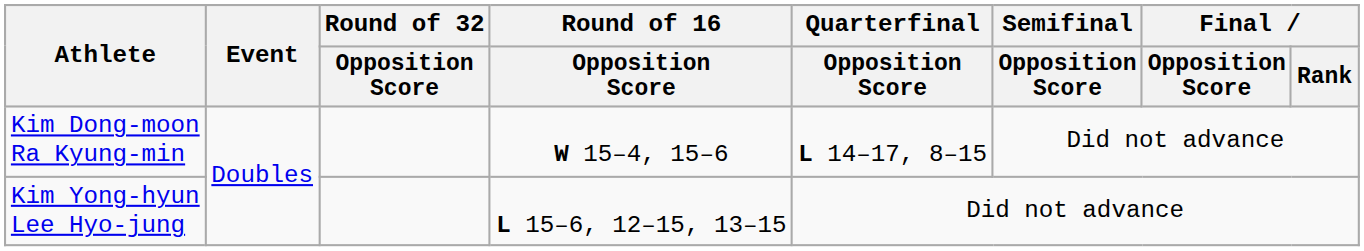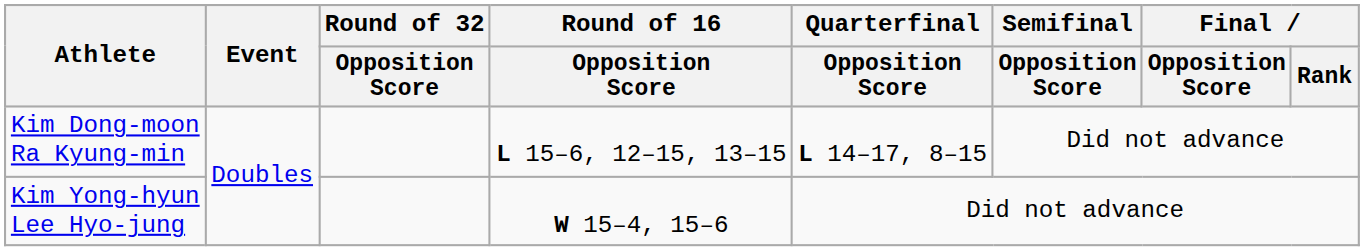(641, 156) W 15–4, 15–6 -> (641, 156) L 15–6, 12–15, 13–15
(641, 225) L 15–6, 12–15, 13–15 -> (641, 225) W 15–4, 15–6
